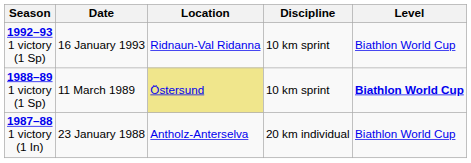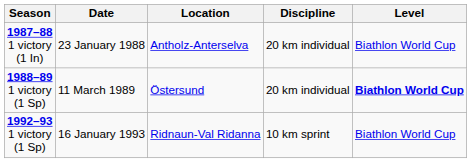rows swapped: (30, 135) <-> (30, 45)
(177, 90) khaki background -> (177, 90) no background
(298, 90) 10 km sprint -> (308, 90) 20 km individual
